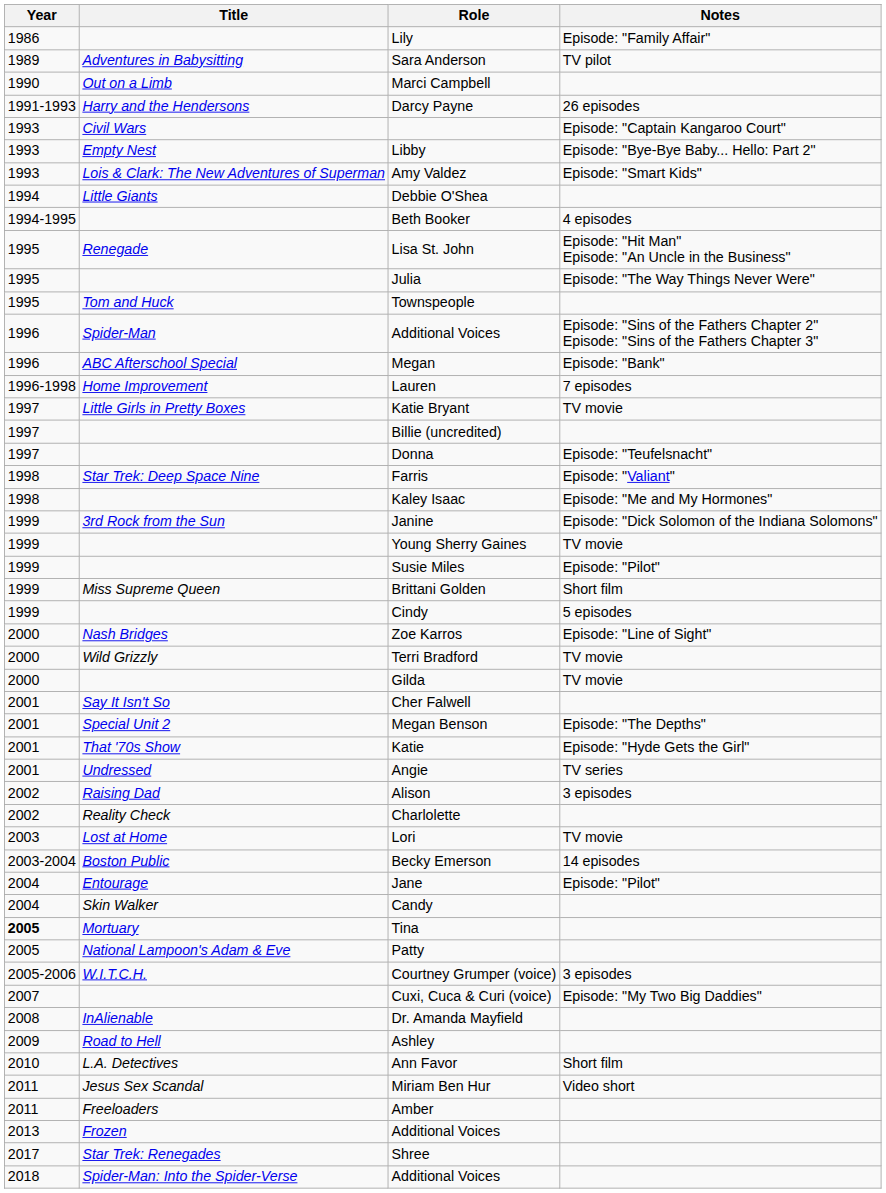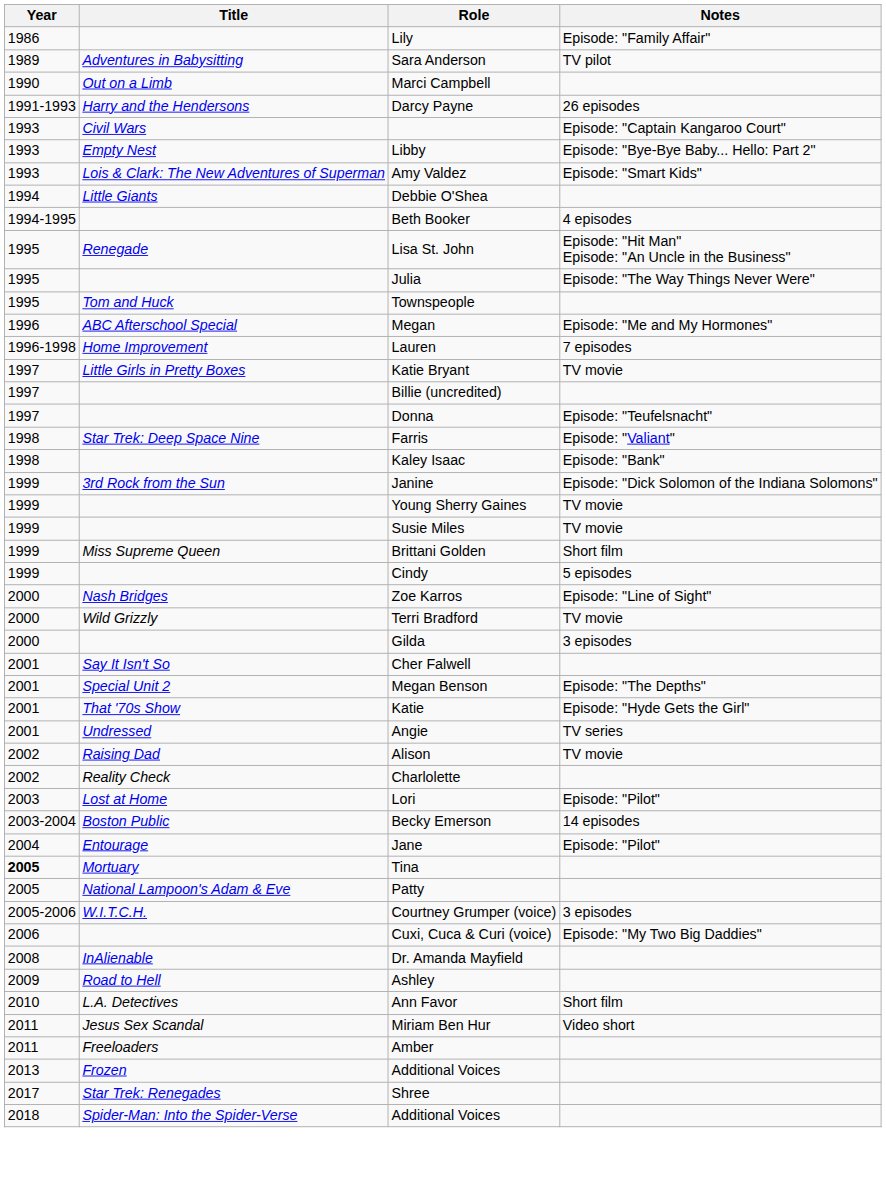- row: (119, 333)
(614, 364) Episode: "Bank" -> (668, 325) Episode: "Me and My Hormones"
(668, 499) Episode: "Me and My Hormones" -> (614, 460) Episode: "Bank"
(611, 567) Episode: "Pilot" -> (593, 528) TV movie
(593, 680) TV movie -> (597, 641) 3 episodes
(597, 793) 3 episodes -> (593, 754) TV movie
(593, 838) TV movie -> (611, 799) Episode: "Pilot"
- row: (120, 906)
(24, 996) 2007 -> (24, 935) 2006
